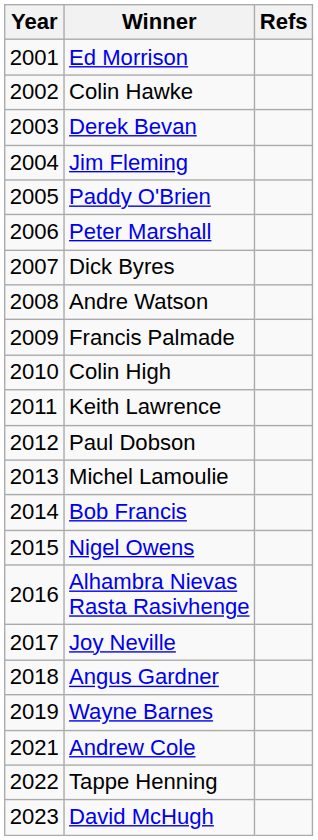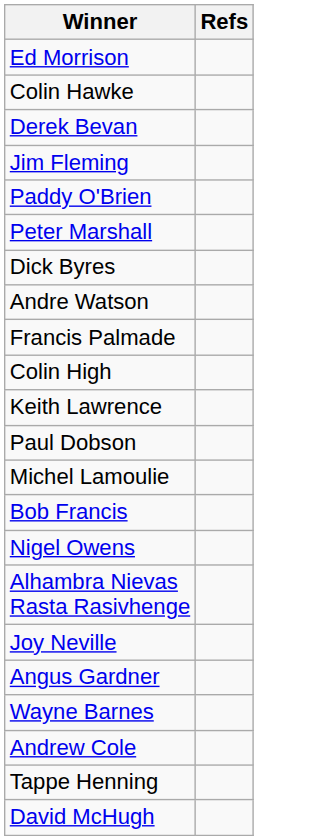- column: (34, 22)
